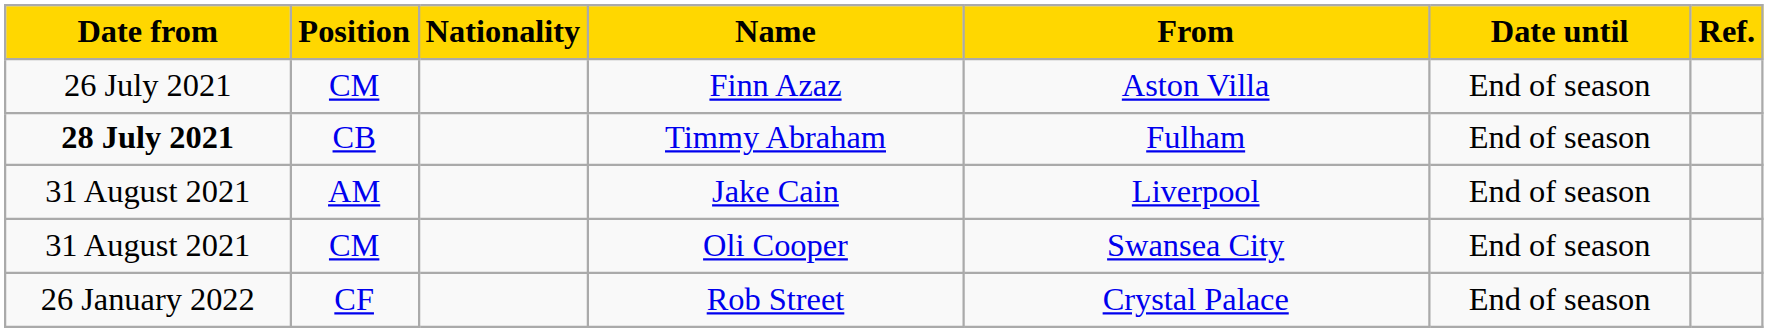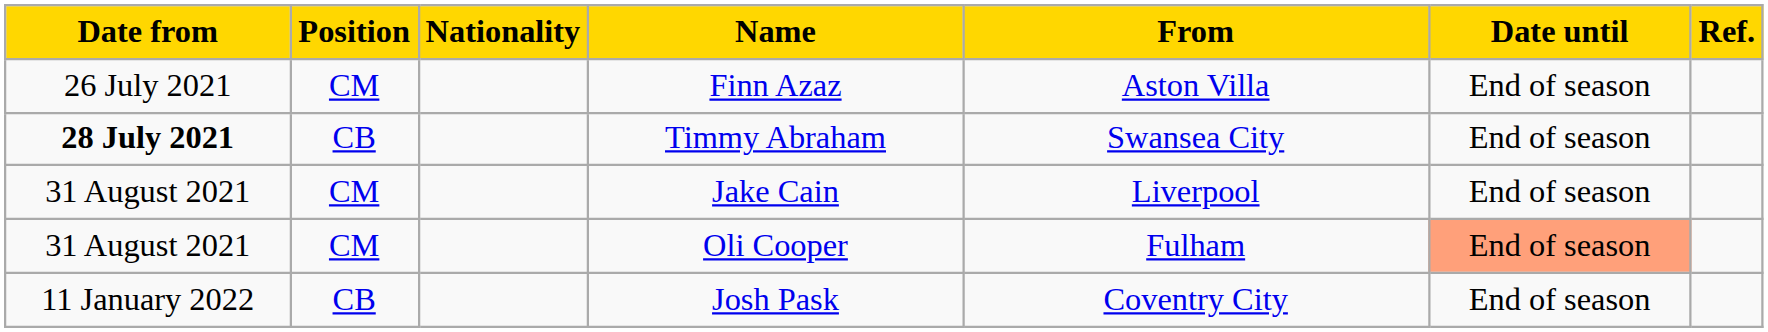(1196, 138) Fulham -> (1196, 138) Swansea City
(354, 191) AM -> (354, 191) CM
(1196, 245) Swansea City -> (1196, 245) Fulham
(1560, 245) no background -> (1560, 245) lightsalmon background
+ row: (775, 298)
- row: (776, 298)
